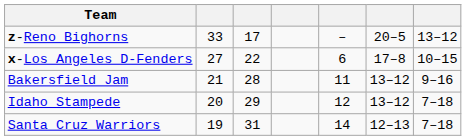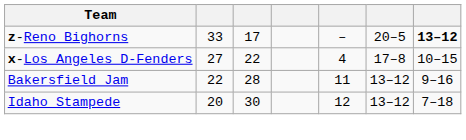(437, 37) normal -> (437, 37) bold
(342, 59) 6 -> (342, 59) 4
(215, 81) 21 -> (215, 81) 22
(252, 103) 29 -> (252, 103) 30
- row: (84, 125)
